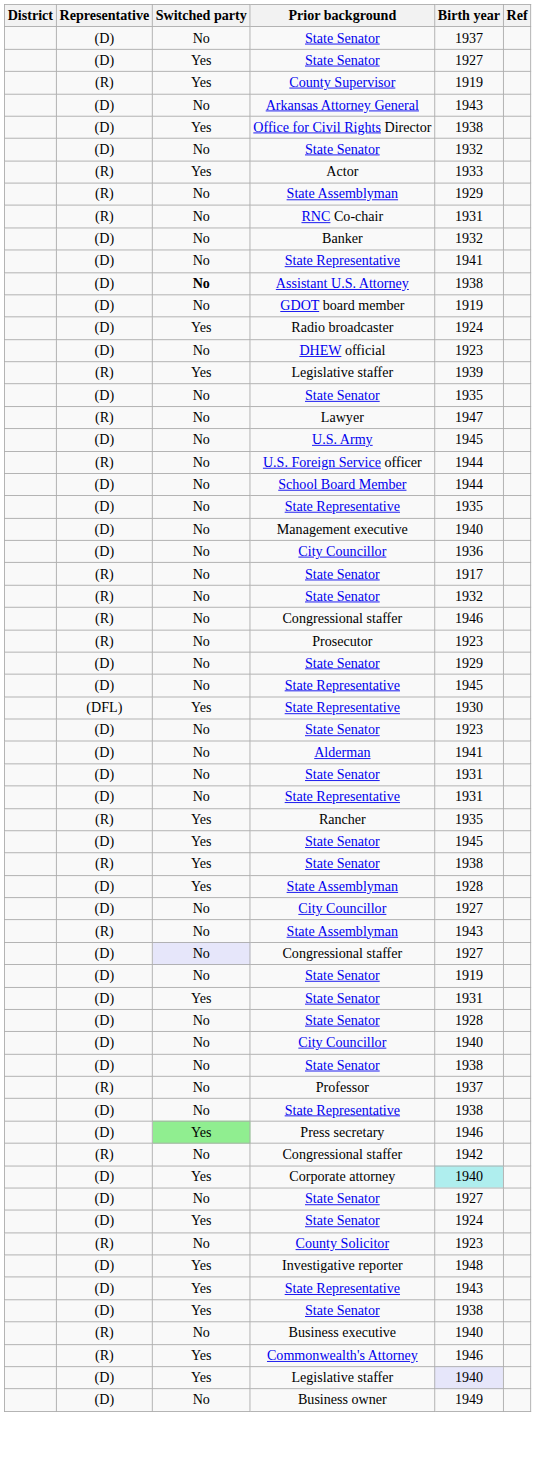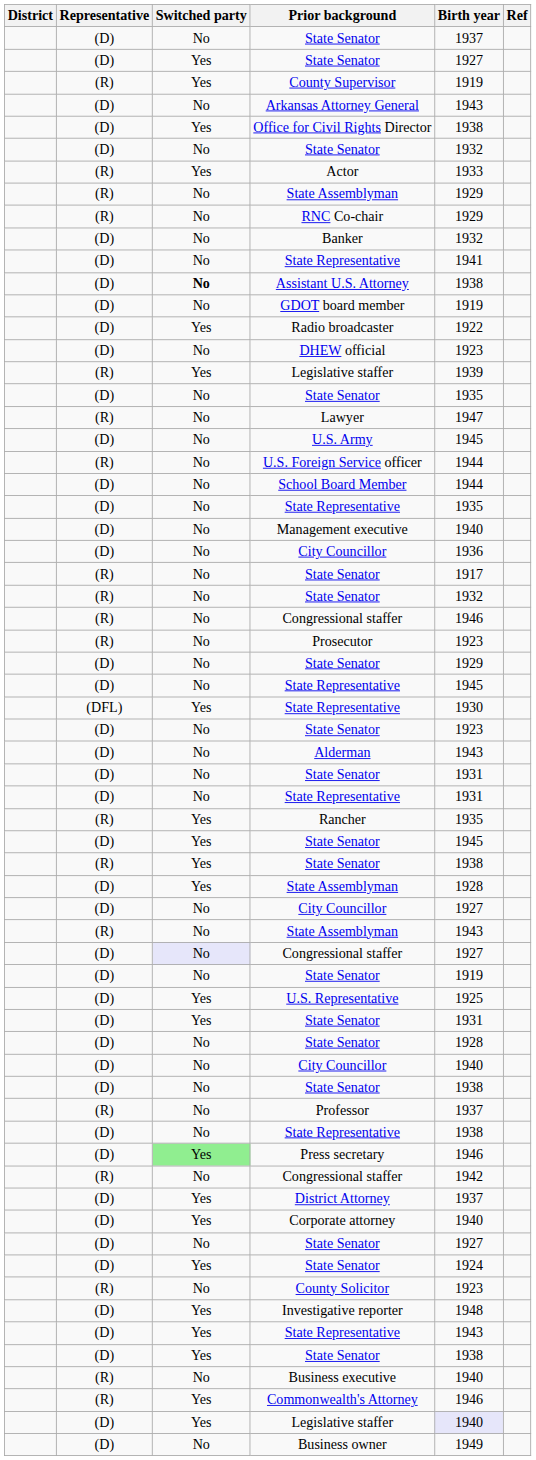(469, 216) 1931 -> (469, 216) 1929
(469, 328) 1924 -> (469, 328) 1922
(469, 752) 1941 -> (469, 752) 1943
+ row: (104, 998)
+ row: (104, 1199)
(469, 1176) paleturquoise background -> (469, 1221) no background
